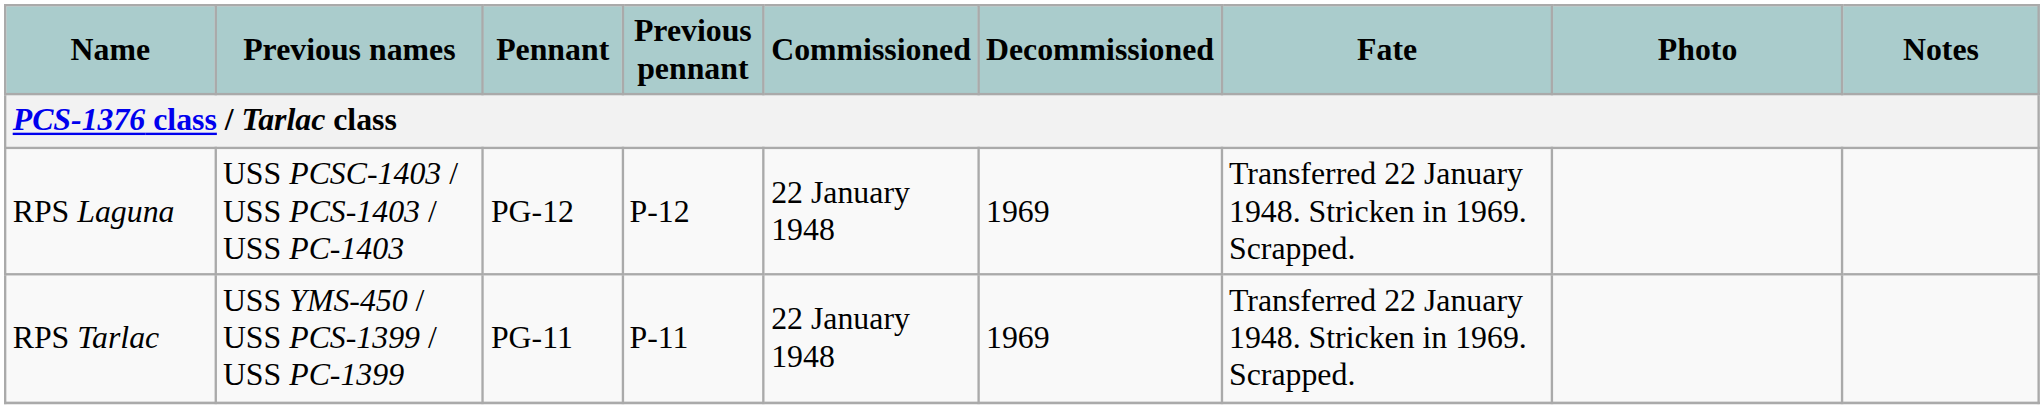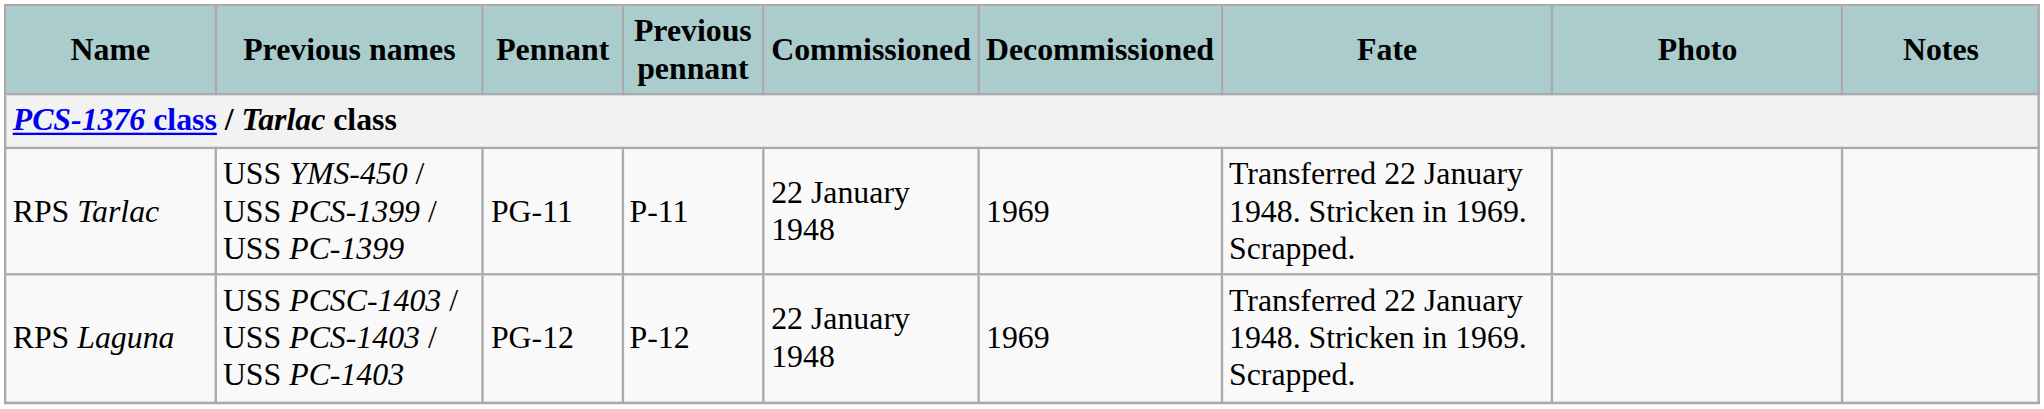rows swapped: (86, 337) <-> (94, 210)
